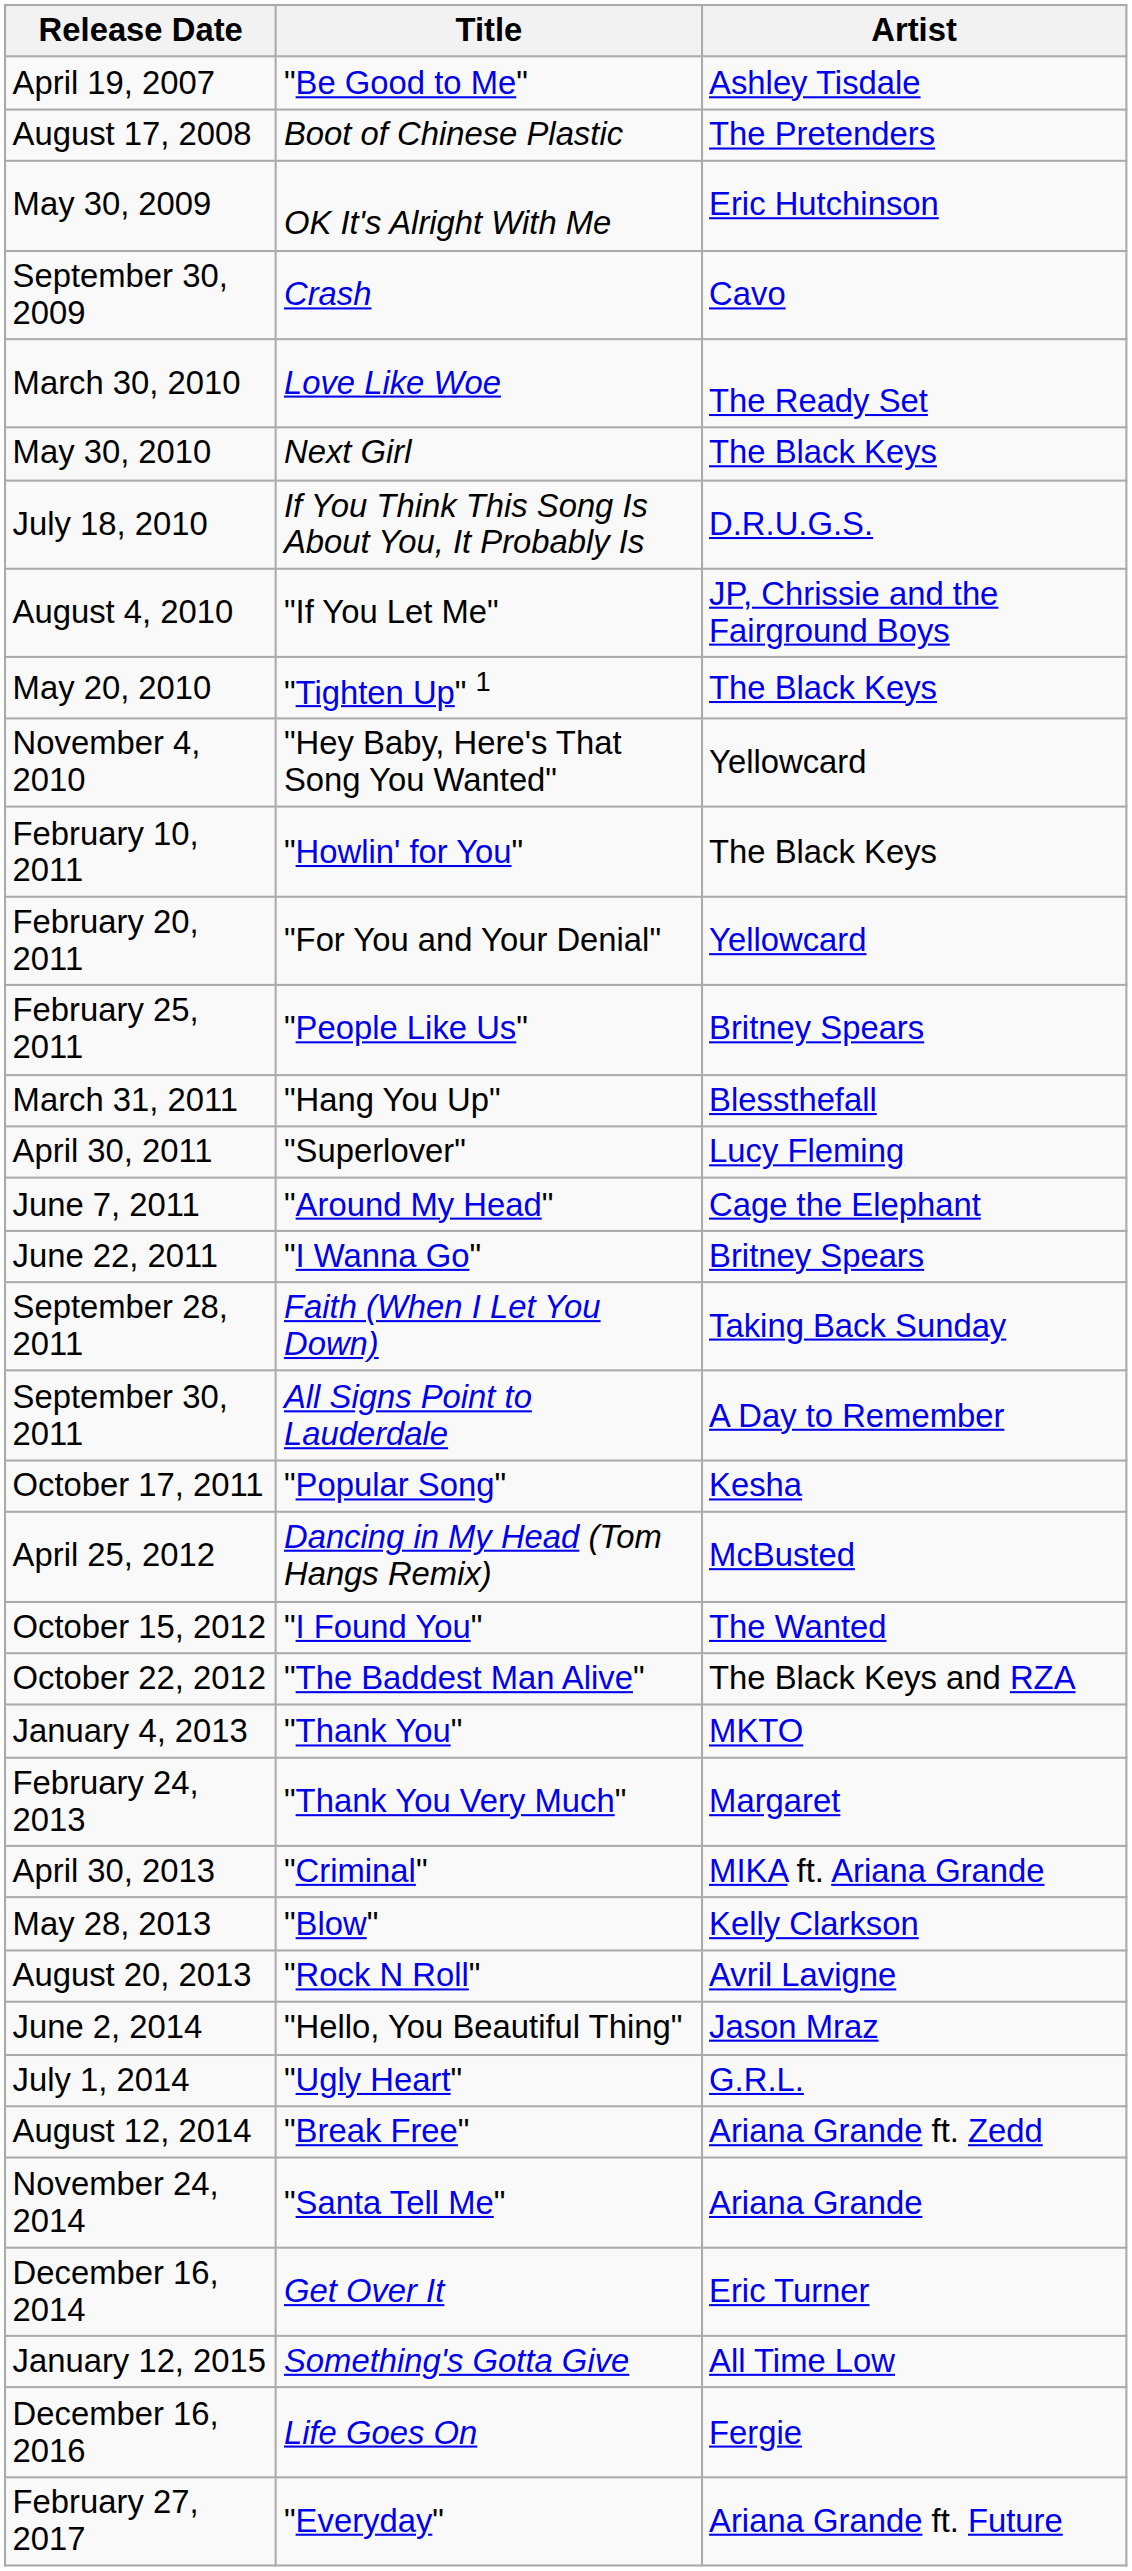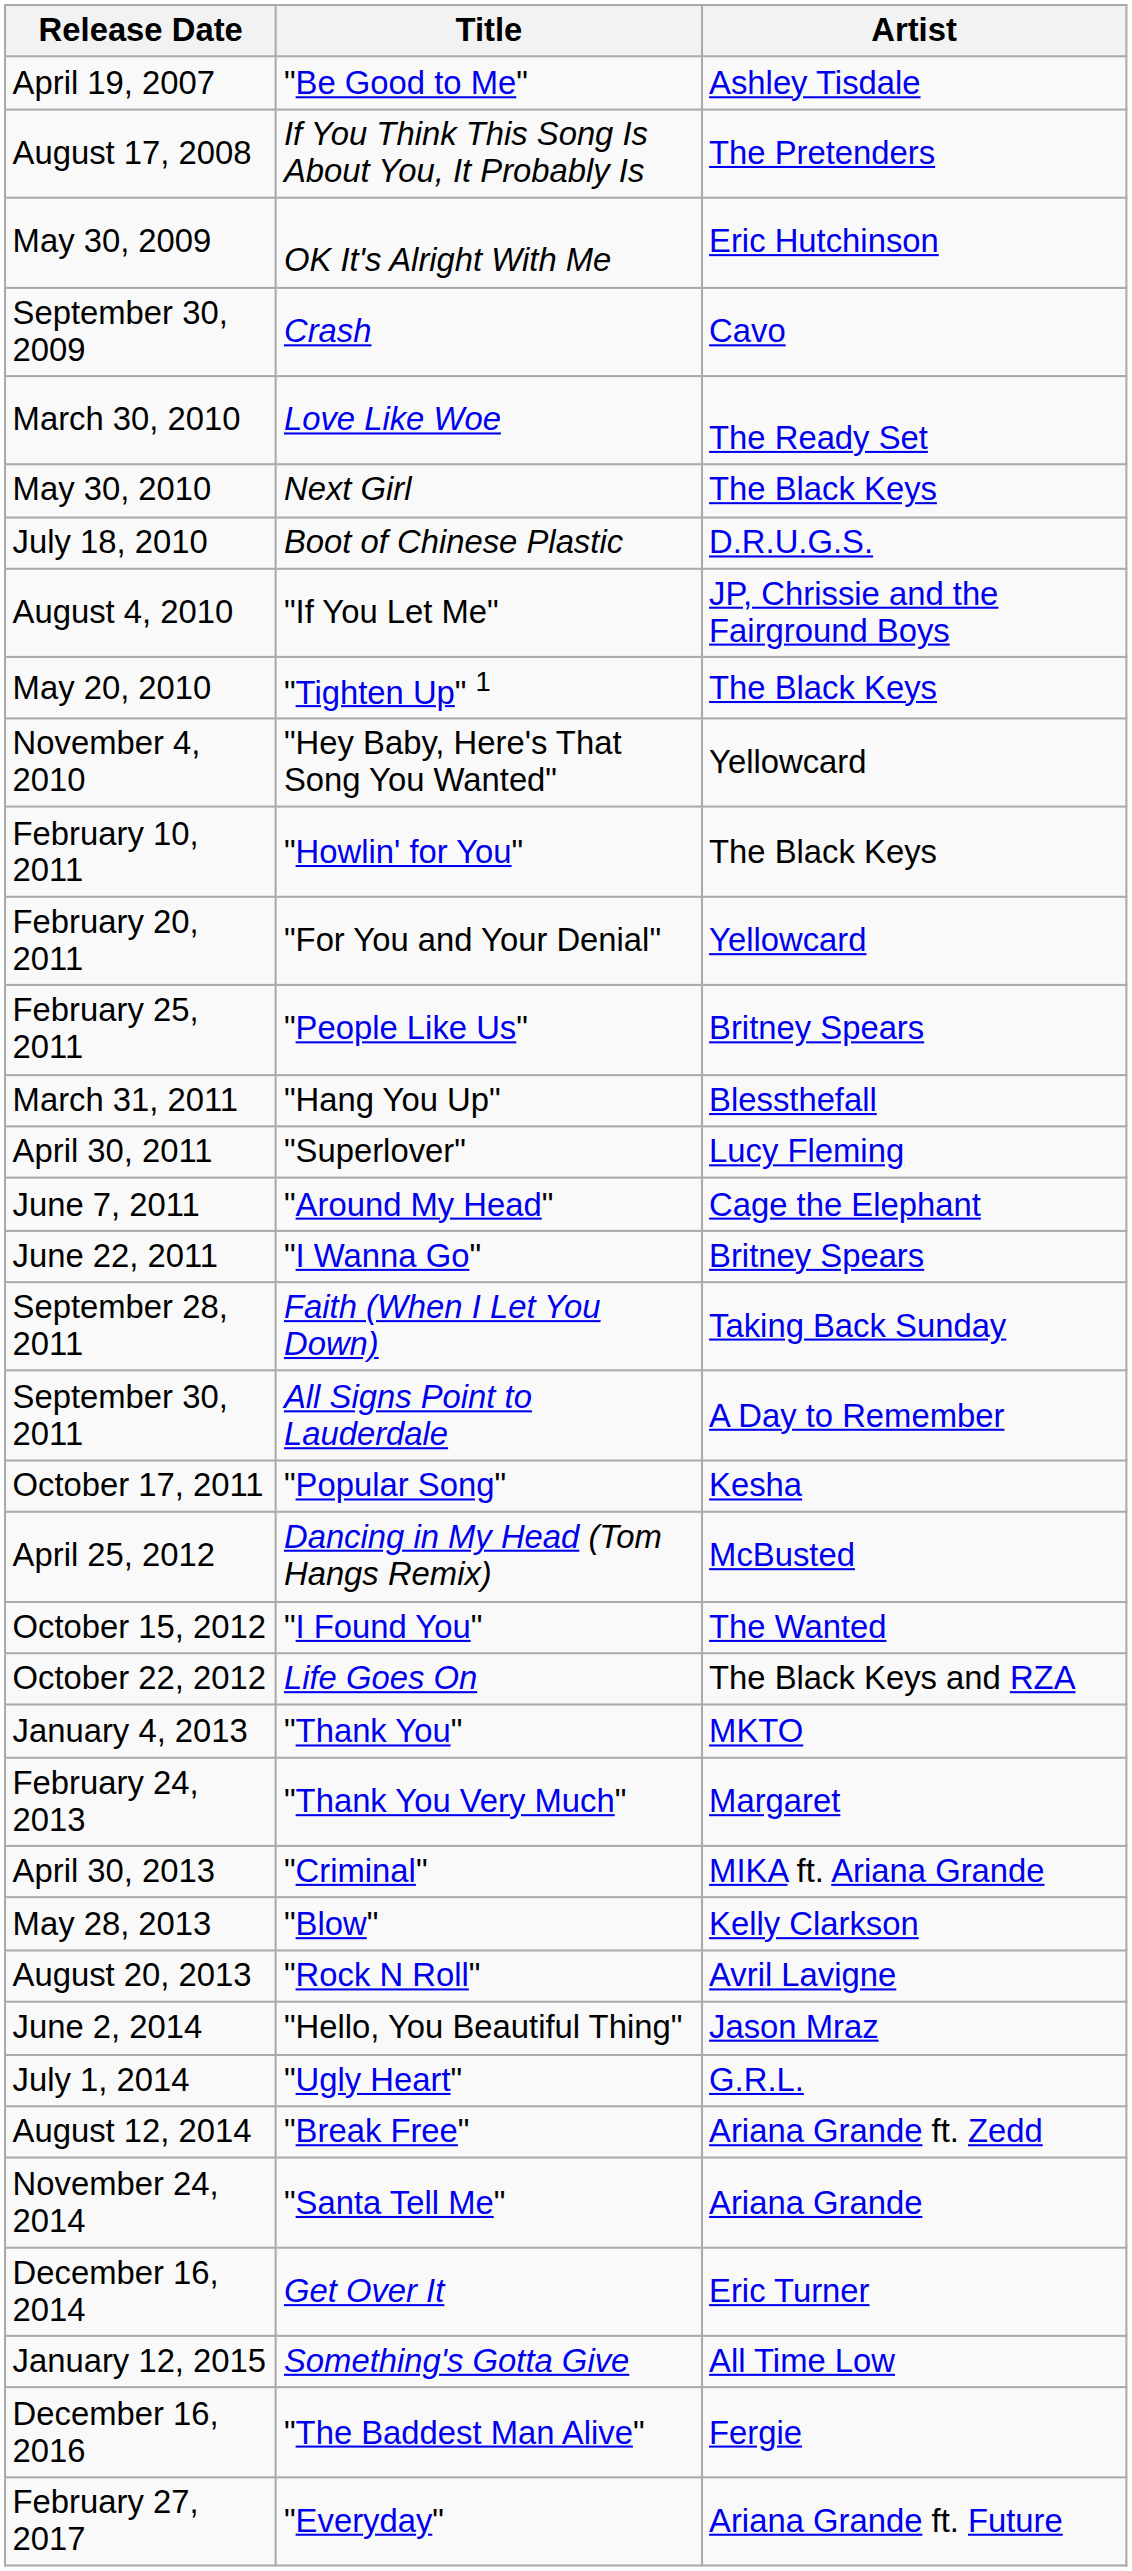(454, 134) Boot of Chinese Plastic -> (466, 152) If You Think This Song Is About You, It Probably Is
(466, 523) If You Think This Song Is About You, It Probably Is -> (454, 542) Boot of Chinese Plastic
(464, 1678) "The Baddest Man Alive" -> (381, 1678) Life Goes On
(381, 2431) Life Goes On -> (464, 2431) "The Baddest Man Alive"
